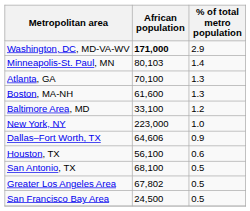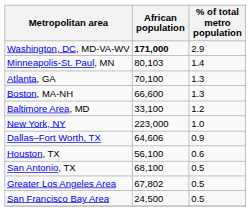(149, 93) 61,600 -> (149, 93) 66,600
